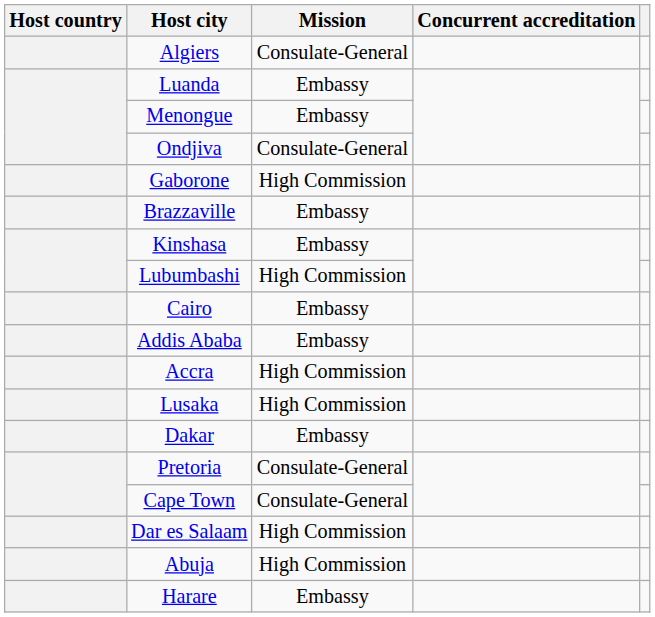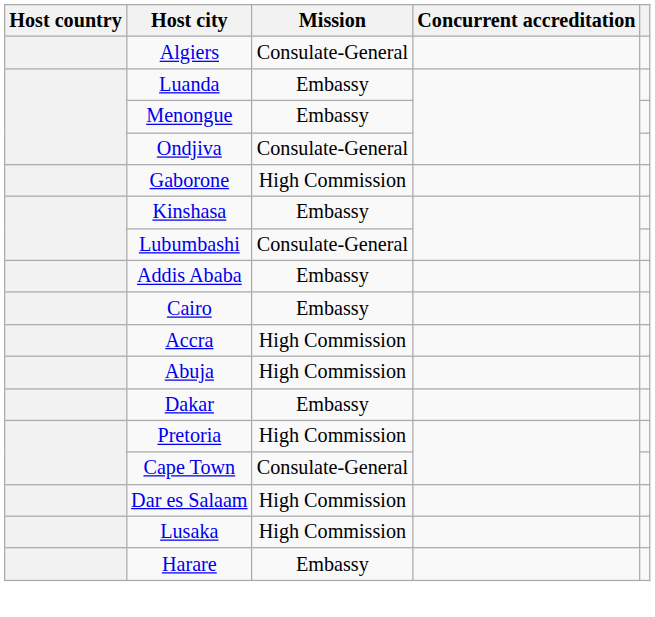- row: (189, 212)
(332, 276) High Commission -> (332, 244) Consulate-General
rows swapped: (189, 308) <-> (189, 340)
rows swapped: (189, 564) <-> (189, 404)
(332, 468) Consulate-General -> (332, 436) High Commission
